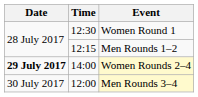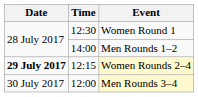(83, 48) 12:15 -> (83, 48) 14:00
(83, 65) 14:00 -> (83, 65) 12:15
